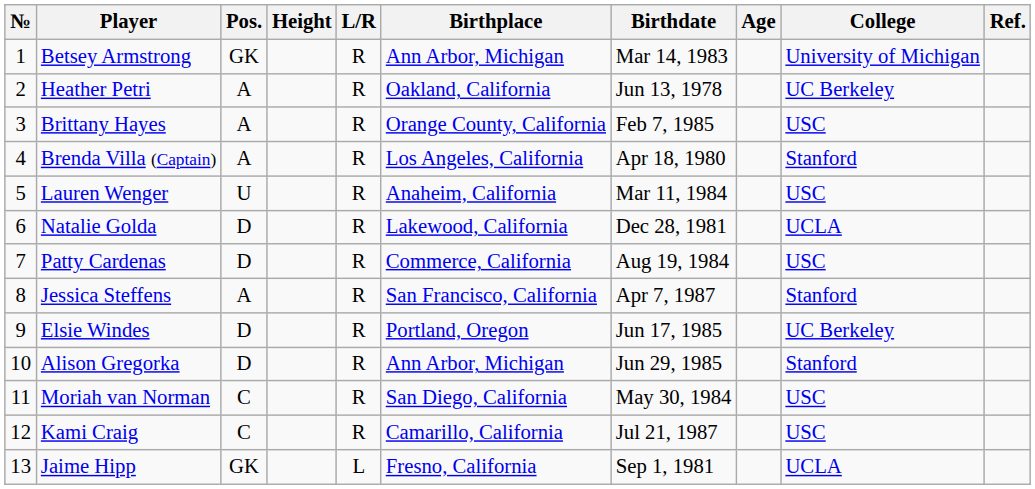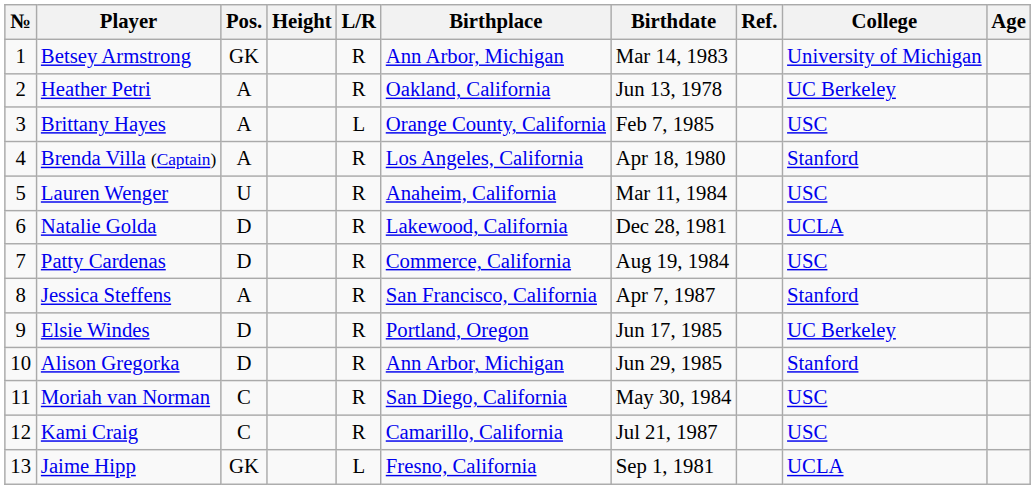columns swapped: (758, 21) <-> (1008, 21)
(359, 124) R -> (359, 124) L
